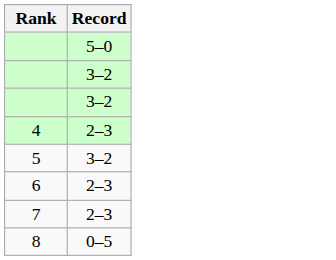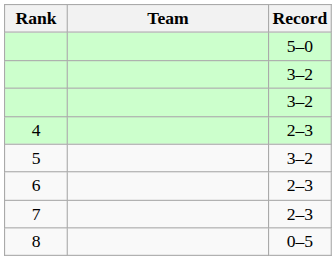+ column: (168, 18)
